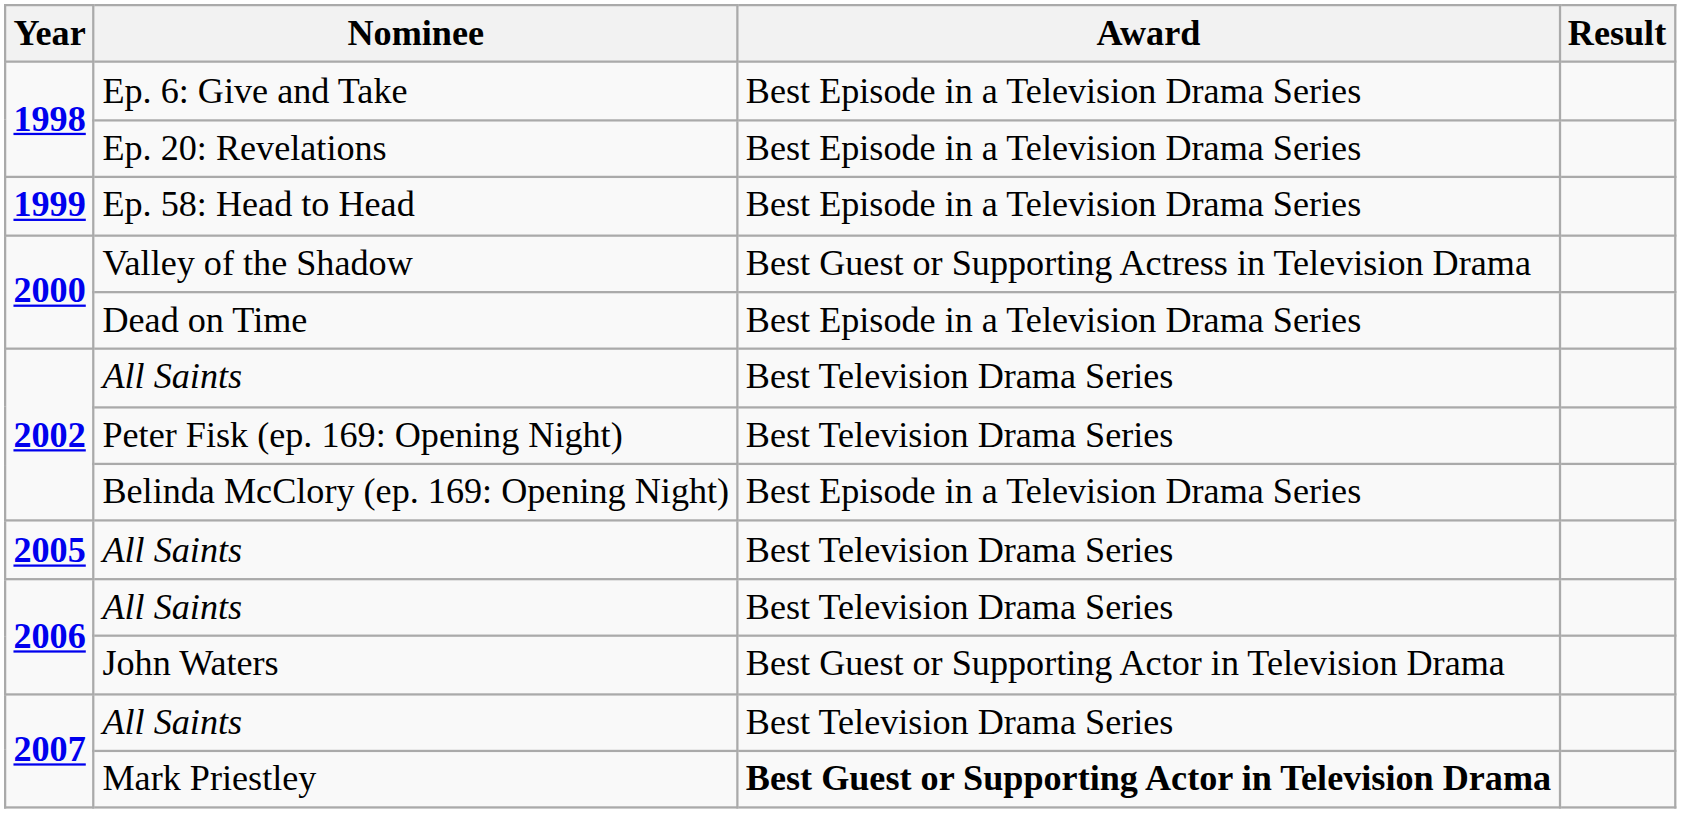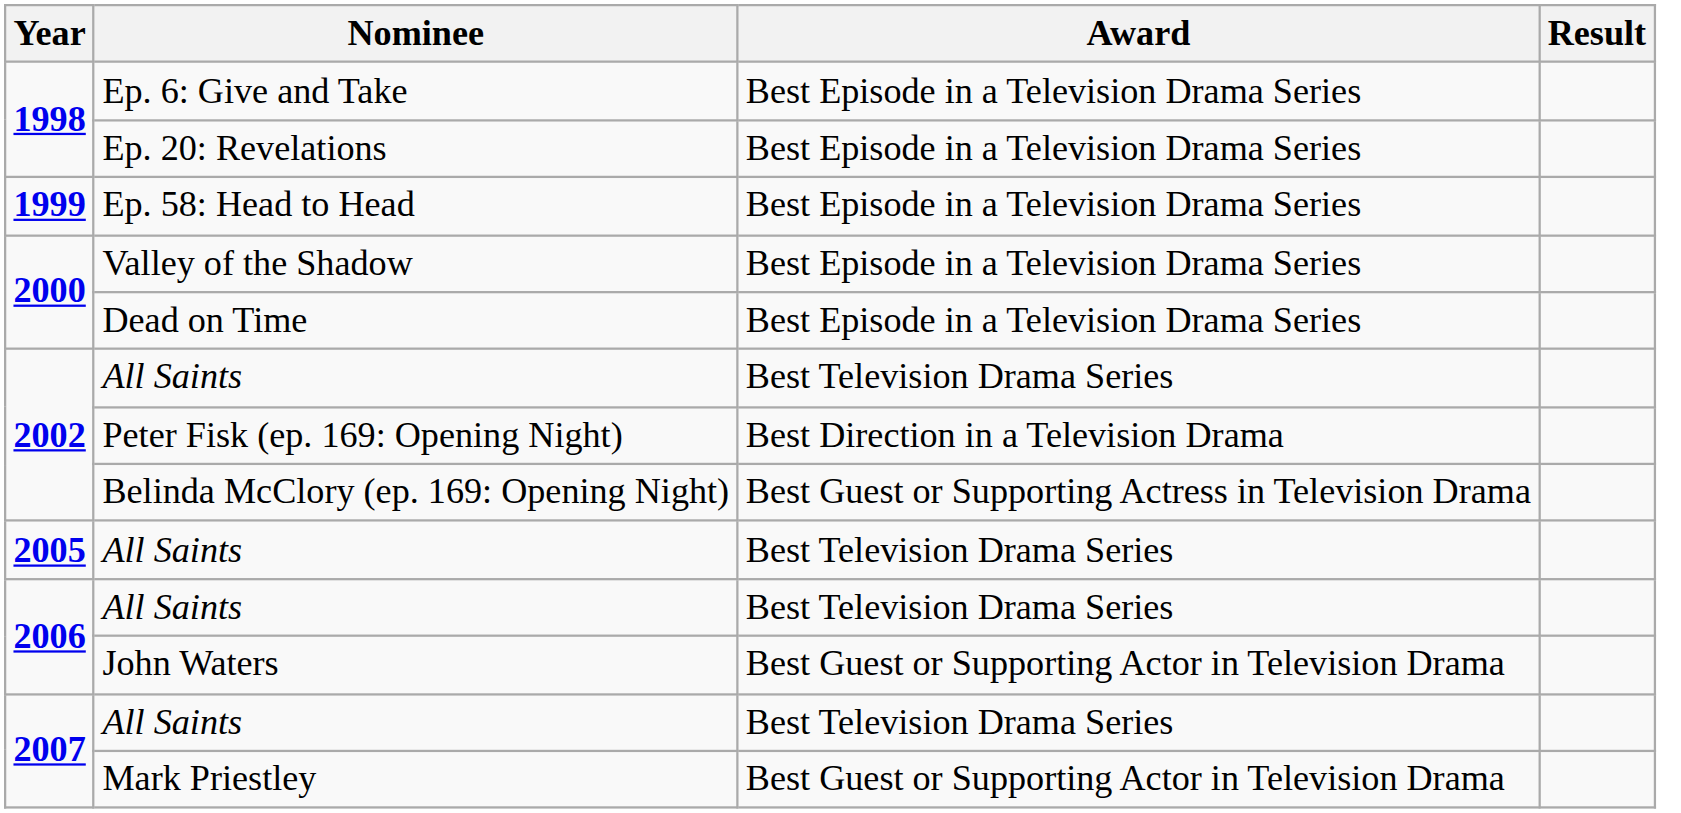(1138, 262) Best Guest or Supporting Actress in Television Drama -> (1054, 262) Best Episode in a Television Drama Series
(960, 434) Best Television Drama Series -> (1015, 434) Best Direction in a Television Drama
(1054, 491) Best Episode in a Television Drama Series -> (1138, 491) Best Guest or Supporting Actress in Television Drama
(1148, 778) bold -> (1125, 778) normal
